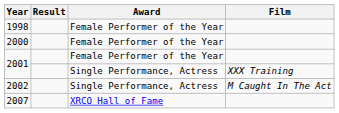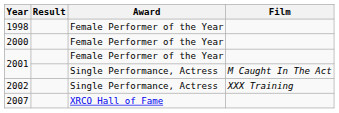(261, 71) XXX Training -> (280, 71) M Caught In The Act
(280, 86) M Caught In The Act -> (261, 86) XXX Training
